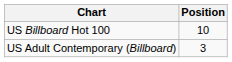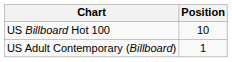(203, 48) 3 -> (203, 48) 1
